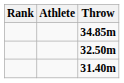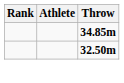- row: (98, 68)
